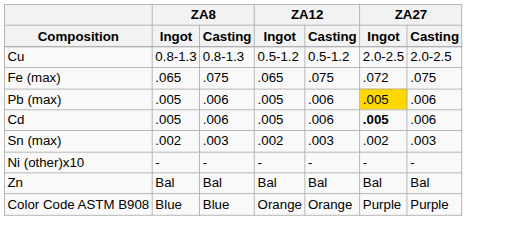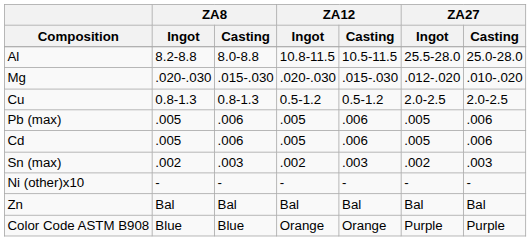+ row: (13, 57)
+ row: (17, 78)
- row: (34, 78)
(376, 99) gold background -> (417, 120) no background
(376, 120) bold -> (417, 141) normal
